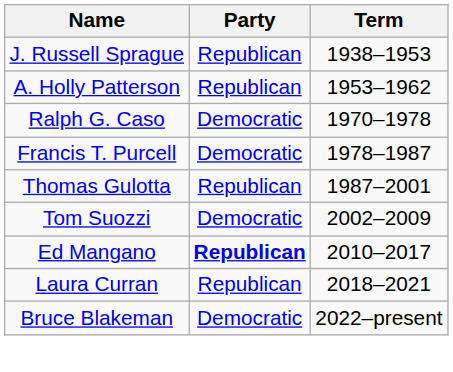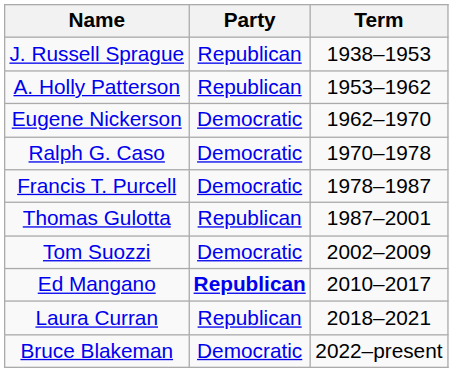+ row: (97, 119)
